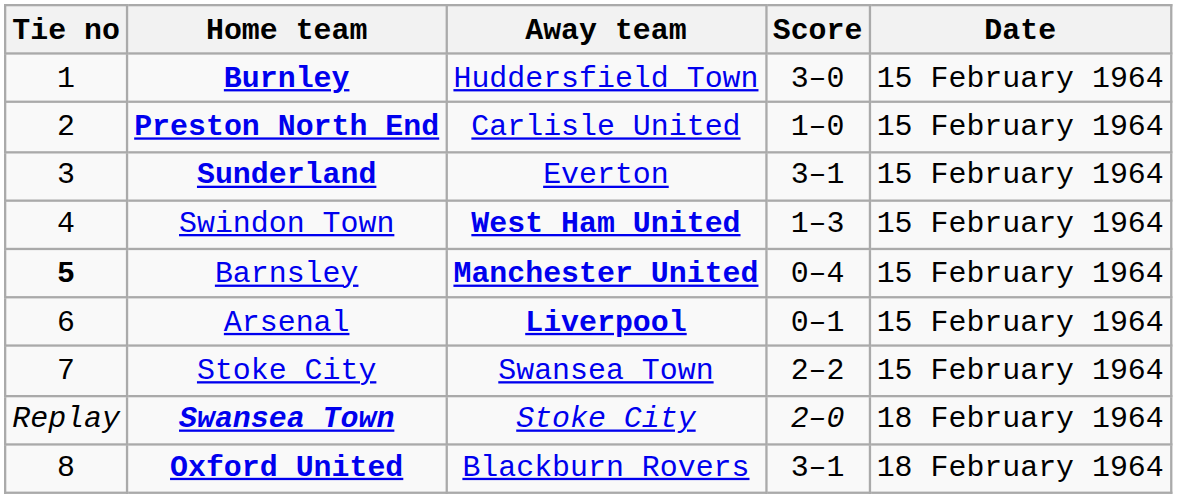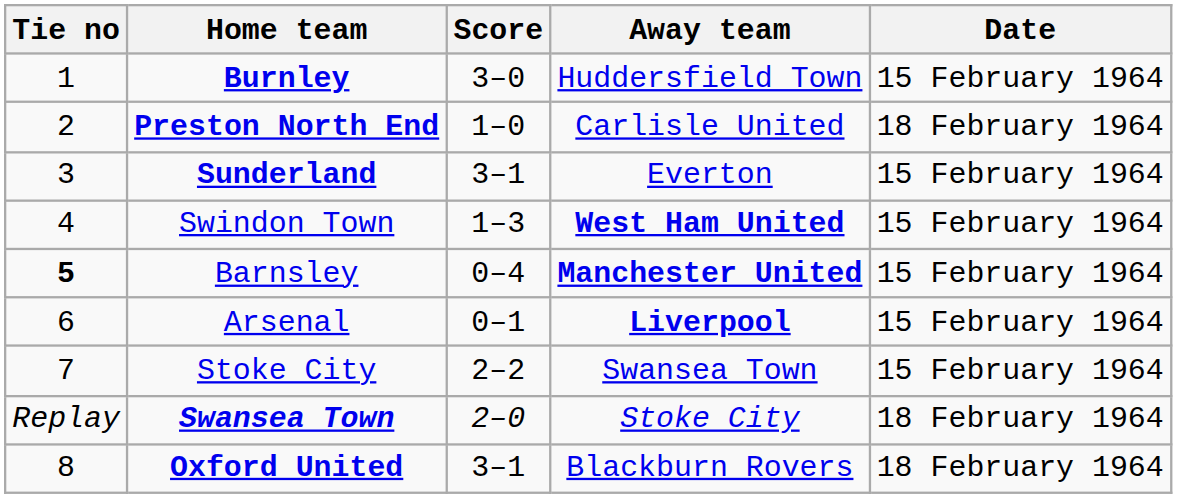columns swapped: (818, 30) <-> (606, 30)
(1020, 127) 15 February 1964 -> (1020, 127) 18 February 1964
